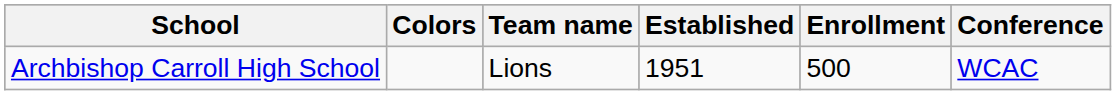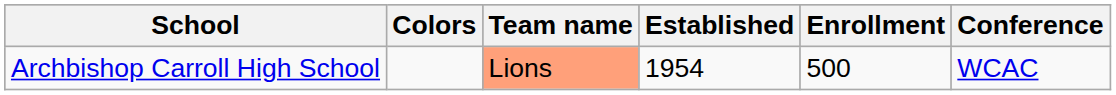(520, 67) no background -> (520, 67) lightsalmon background
(675, 67) 1951 -> (675, 67) 1954
